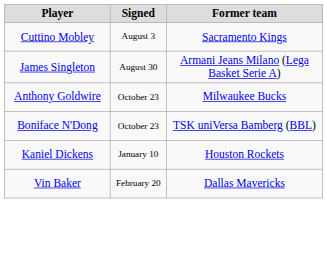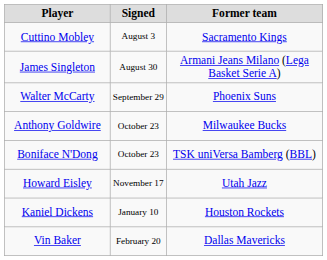+ row: (57, 97)
+ row: (57, 183)
